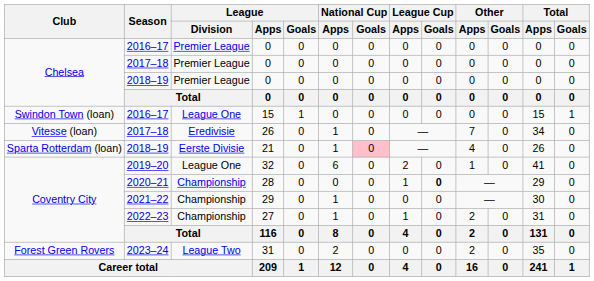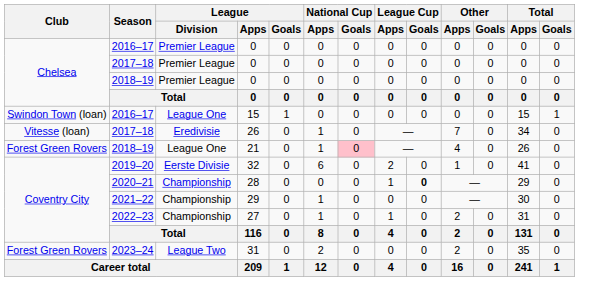(64, 149) Sparta Rotterdam (loan) -> (57, 149) Forest Green Rovers
(212, 149) Eerste Divisie -> (197, 149) League One
(212, 166) League One -> (197, 166) Eerste Divisie
